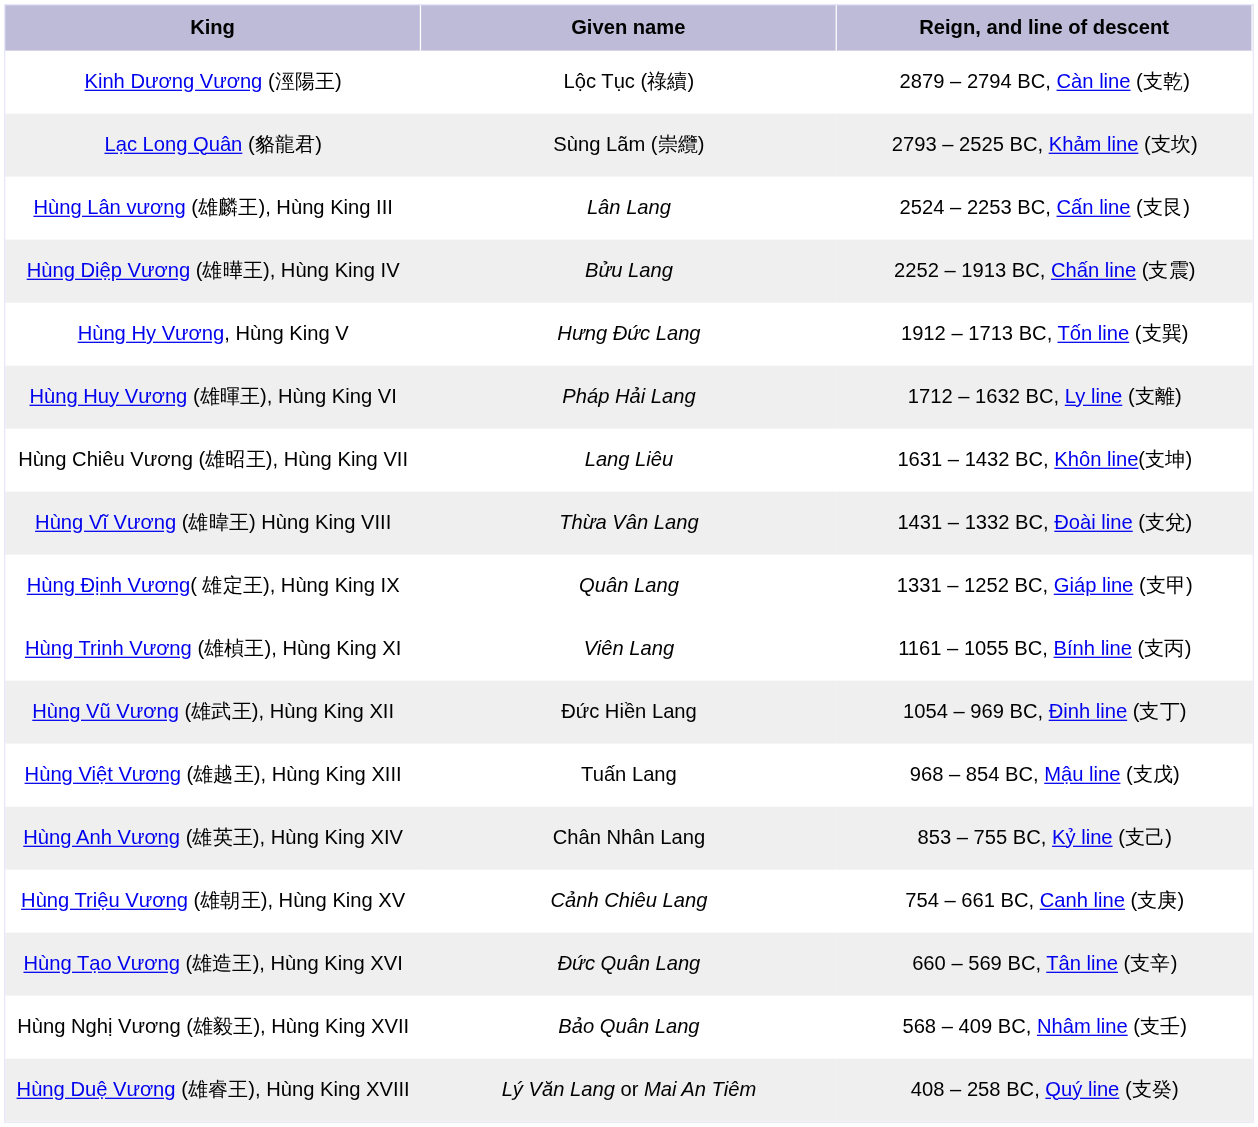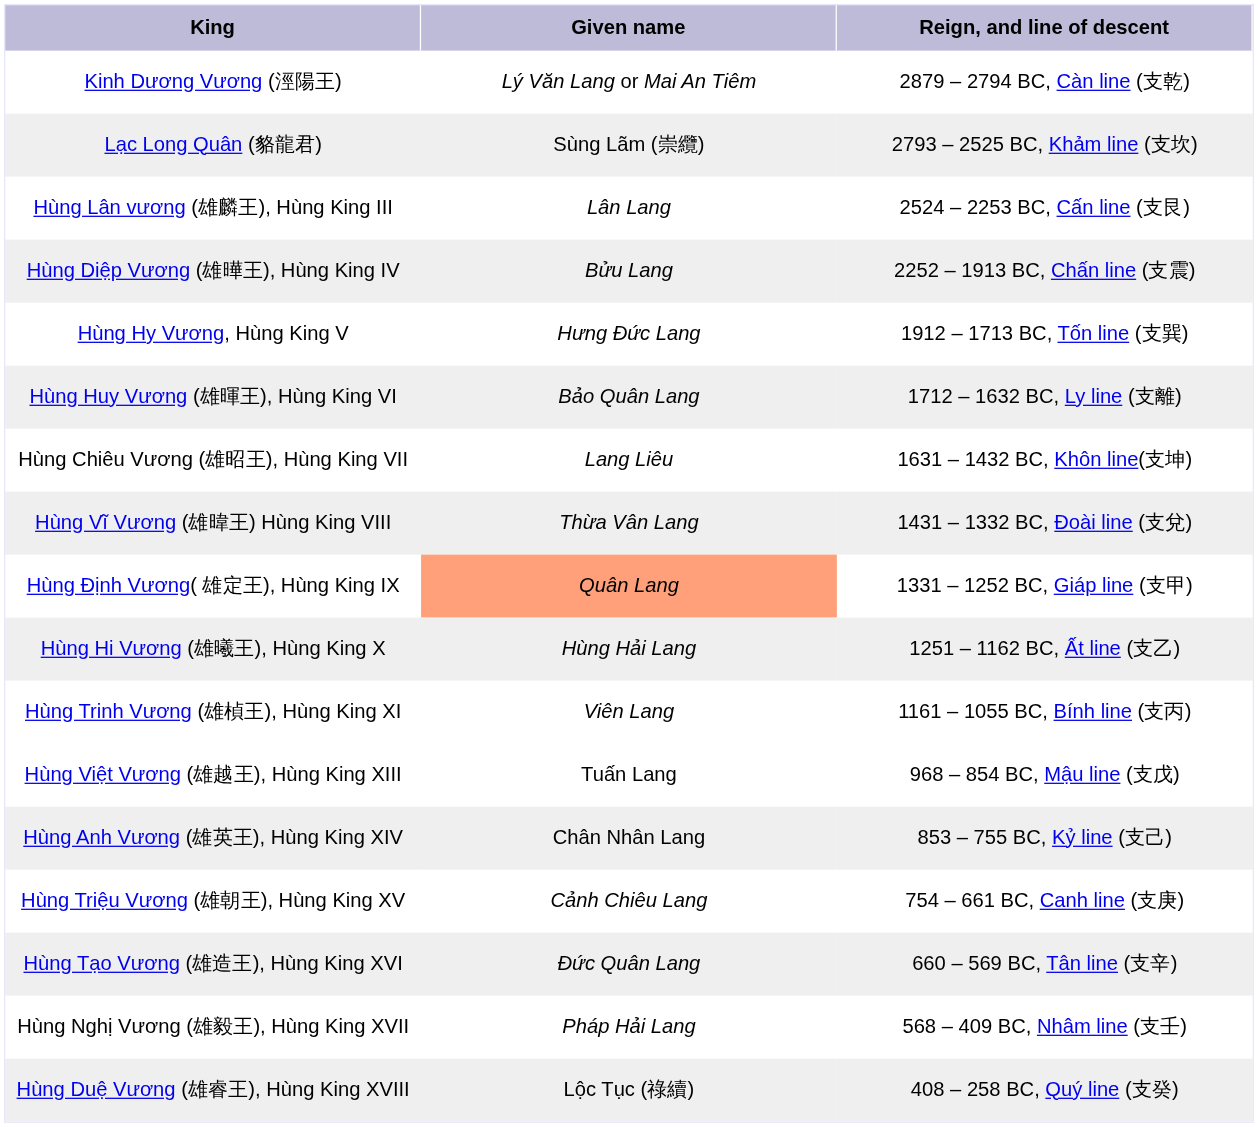(629, 81) Lộc Tục (祿續) -> (629, 81) Lý Văn Lang or Mai An Tiêm
(629, 396) Pháp Hải Lang -> (629, 396) Bảo Quân Lang
(629, 585) no background -> (629, 585) lightsalmon background
+ row: (213, 648)
- row: (213, 711)
(629, 1026) Bảo Quân Lang -> (629, 1026) Pháp Hải Lang
(629, 1089) Lý Văn Lang or Mai An Tiêm -> (629, 1089) Lộc Tục (祿續)
